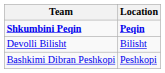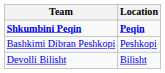rows swapped: (61, 60) <-> (36, 44)
